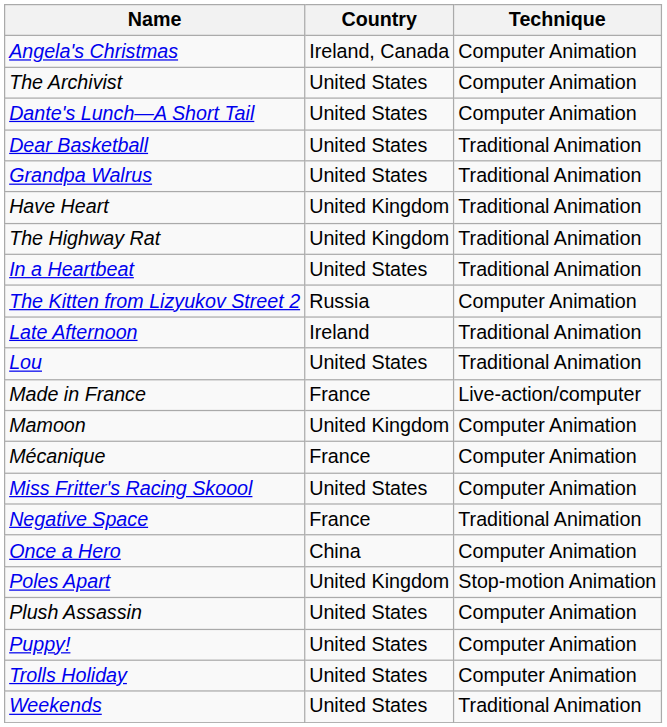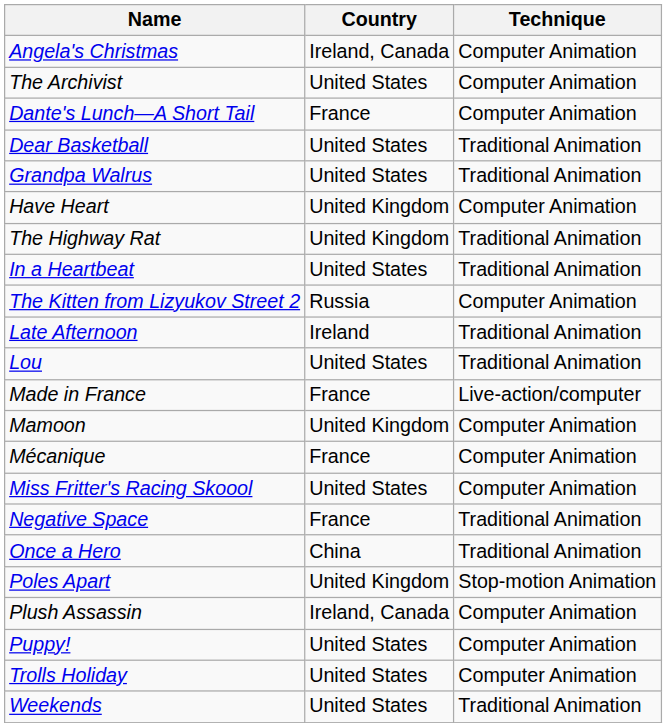(368, 113) United States -> (340, 113) France
(550, 207) Traditional Animation -> (547, 207) Computer Animation
(547, 550) Computer Animation -> (550, 550) Traditional Animation
(368, 613) United States -> (379, 613) Ireland, Canada
